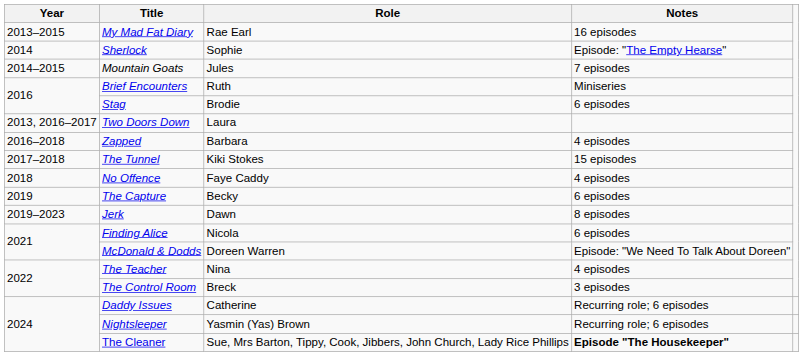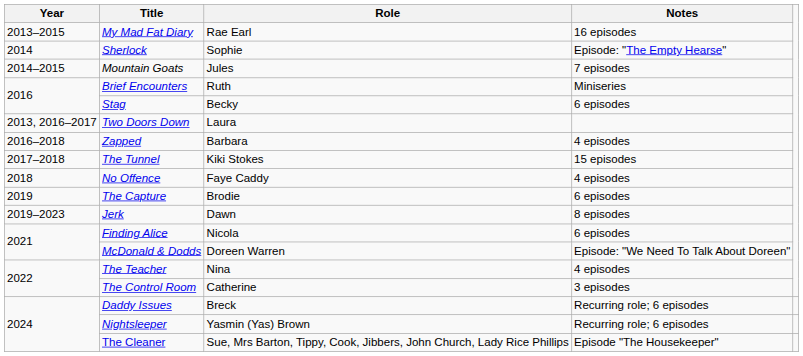(223, 104) Brodie -> (222, 104) Becky
(222, 196) Becky -> (223, 196) Brodie
(221, 287) Breck -> (232, 287) Catherine
(232, 305) Catherine -> (221, 305) Breck
(652, 342) bold -> (646, 342) normal
